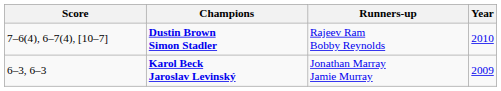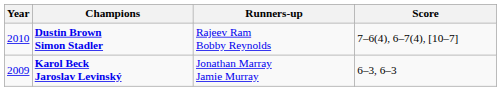columns swapped: (483, 14) <-> (75, 14)
